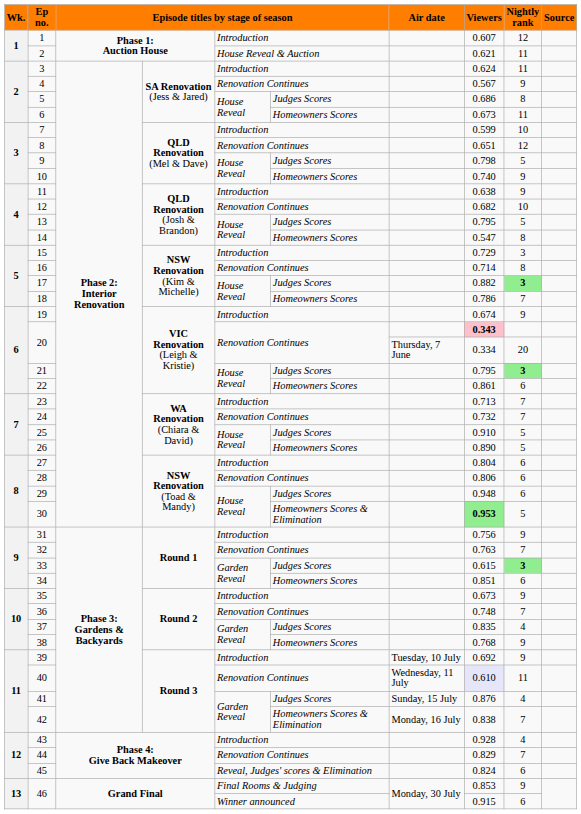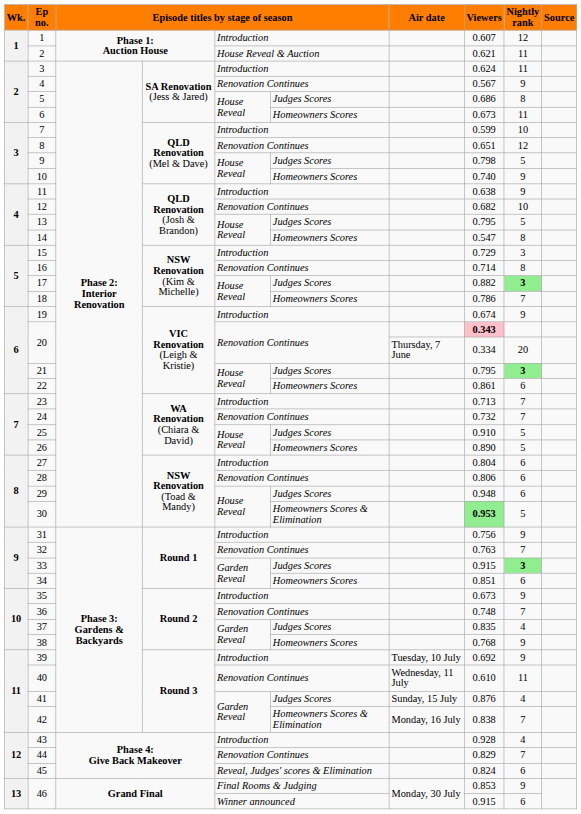(484, 565) 0.615 -> (484, 565) 0.915
(484, 677) lavender background -> (484, 677) no background
